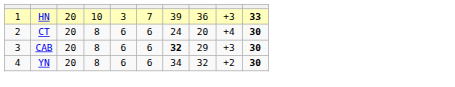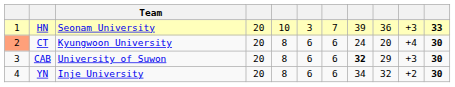+ column: (151, 12)
(18, 32) no background -> (17, 43) lightsalmon background
